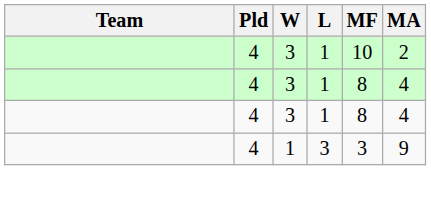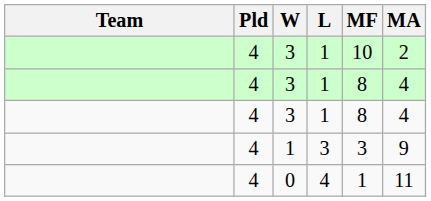+ row: (290, 180)
